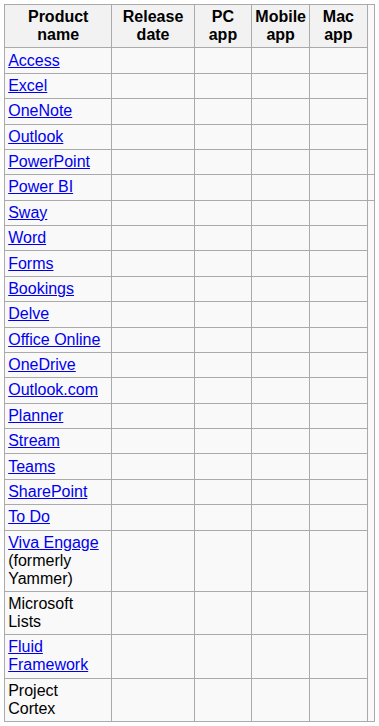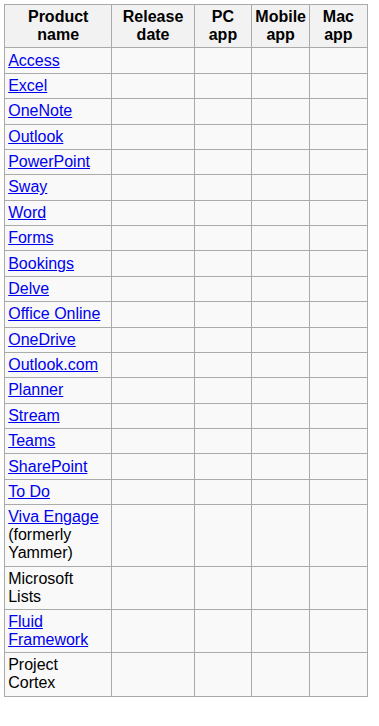- row: (41, 187)
